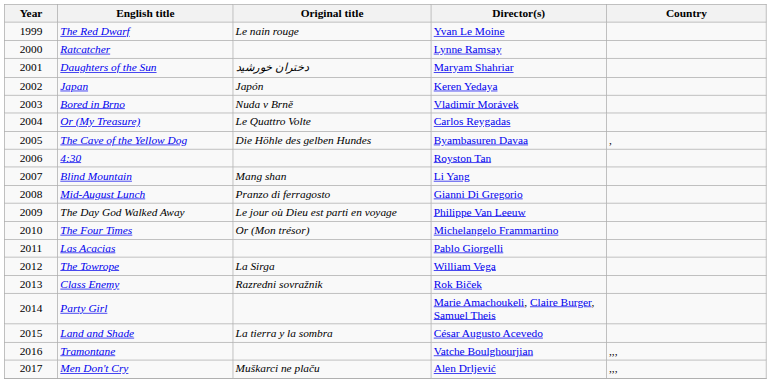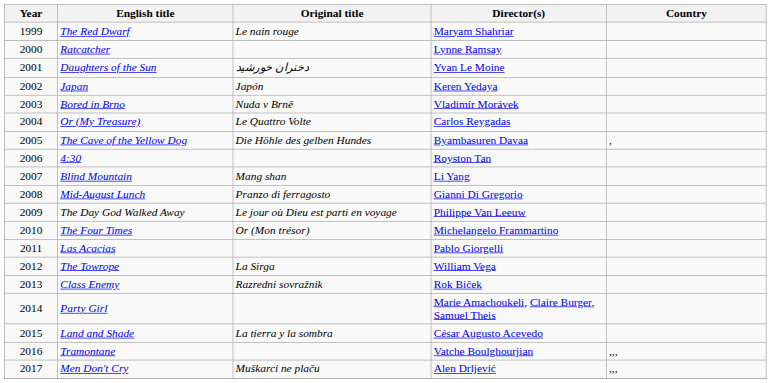(469, 31) Yvan Le Moine -> (474, 31) Maryam Shahriar
(474, 67) Maryam Shahriar -> (469, 67) Yvan Le Moine
